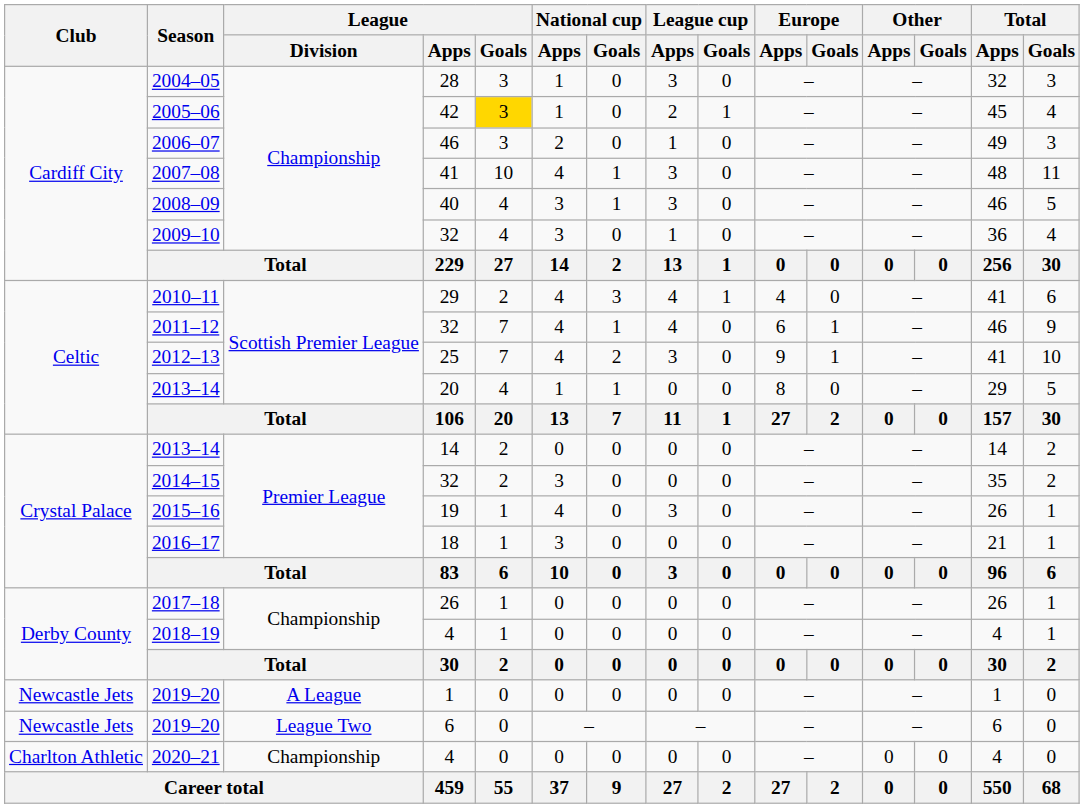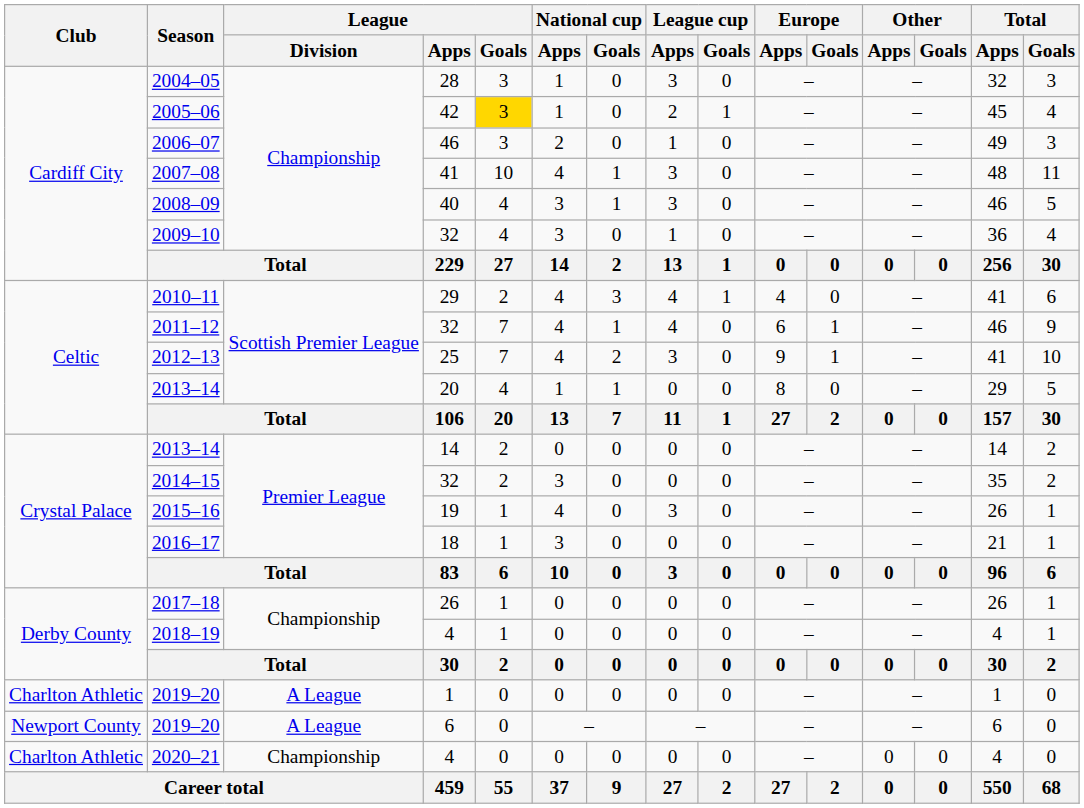(76, 695) Newcastle Jets -> (76, 695) Charlton Athletic
(76, 726) Newcastle Jets -> (76, 726) Newport County
(324, 726) League Two -> (324, 726) A League
